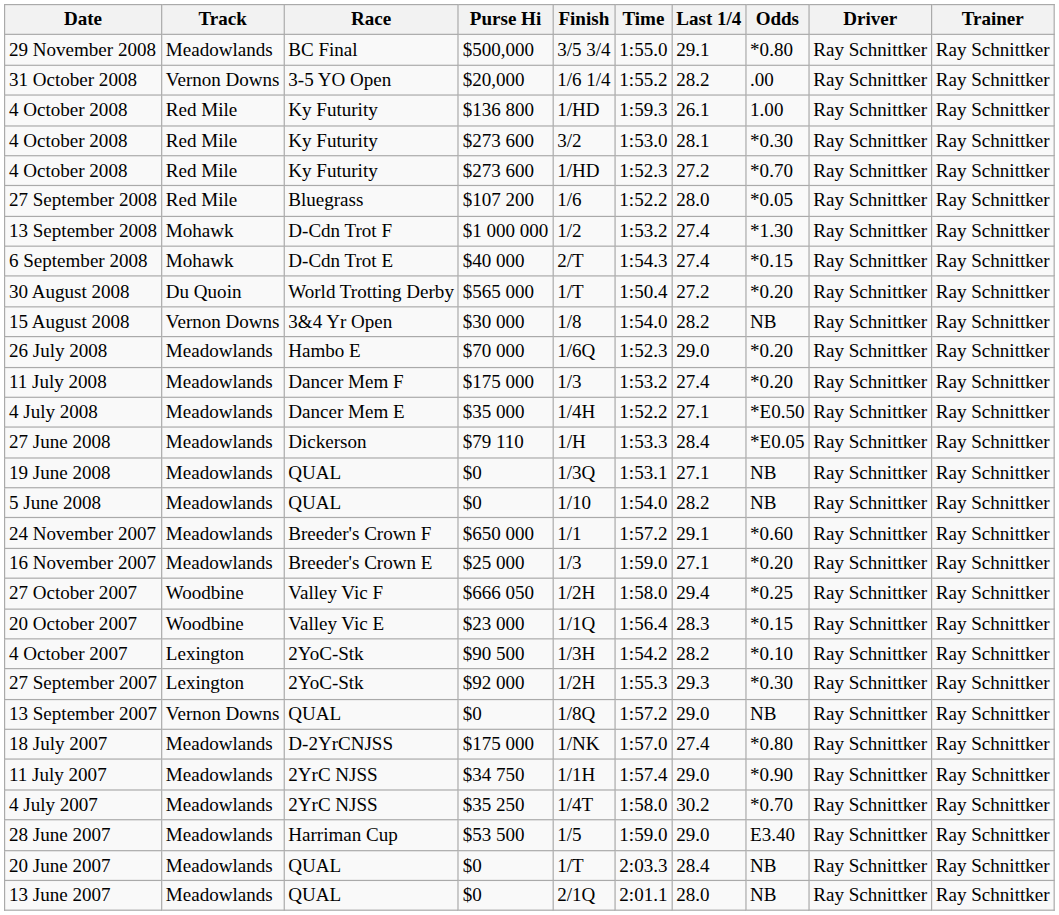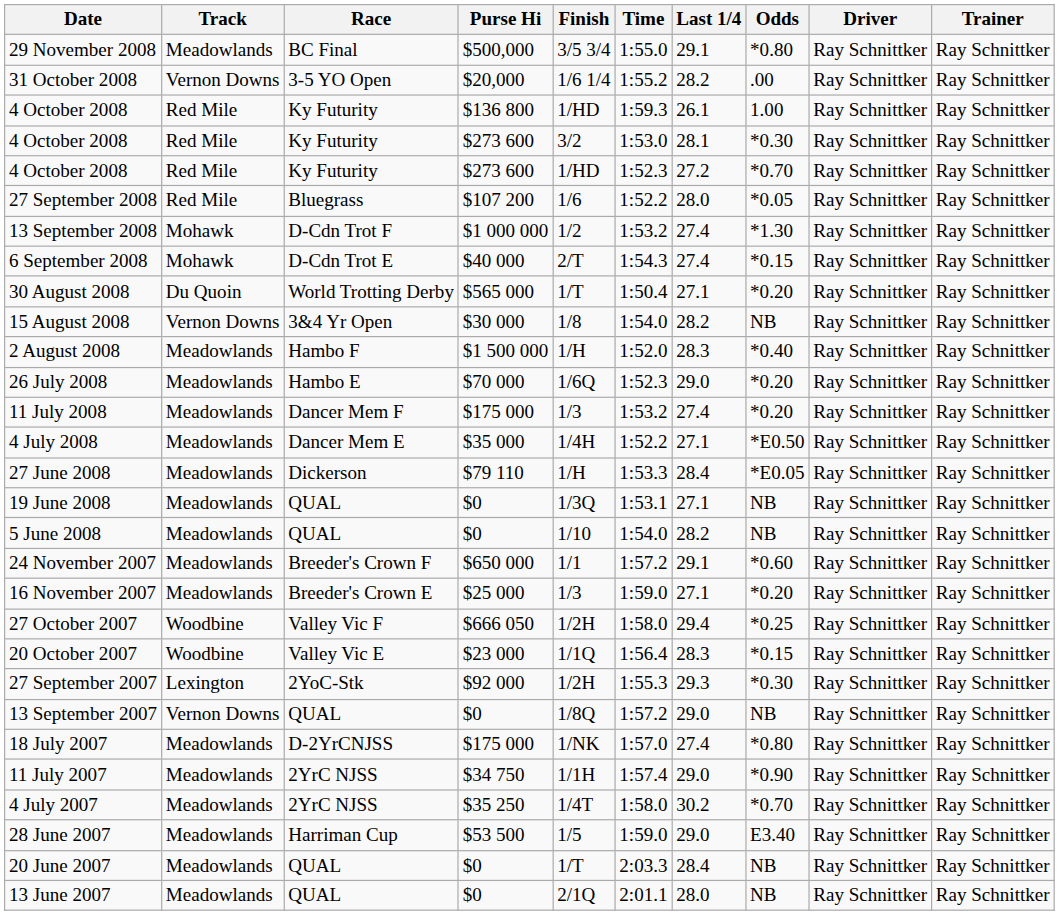(693, 291) 27.2 -> (693, 291) 27.1
+ row: (65, 351)
- row: (68, 653)
